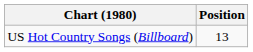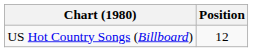(222, 36) 13 -> (222, 36) 12
